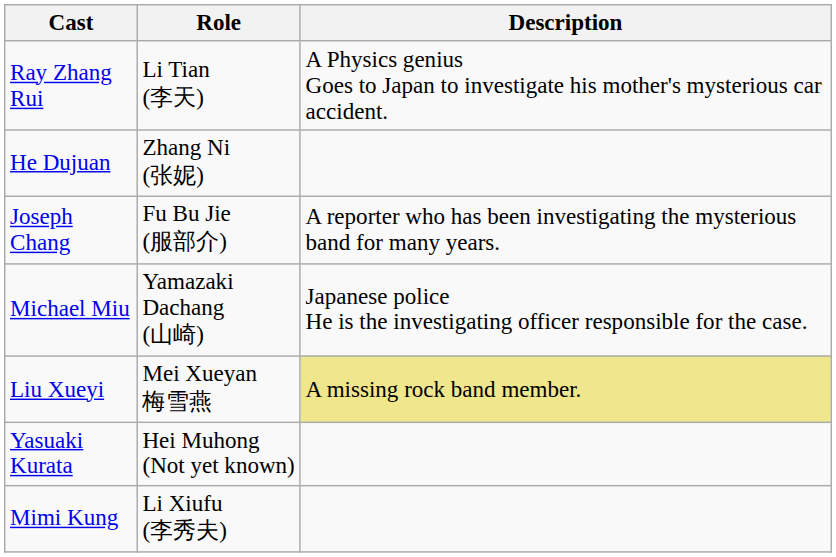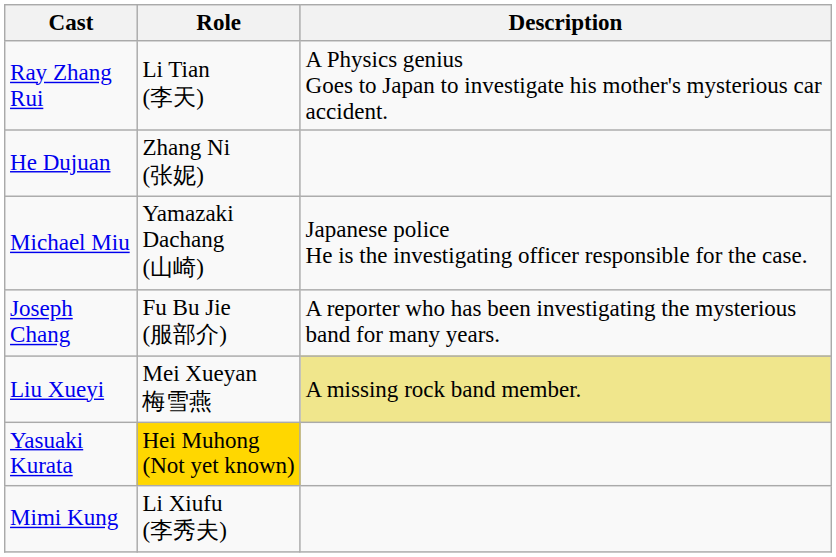rows swapped: (70, 309) <-> (41, 229)
(219, 453) no background -> (219, 453) gold background
